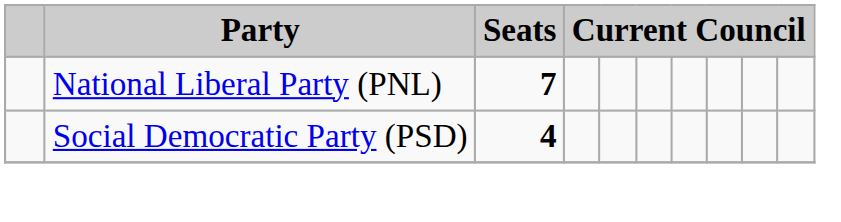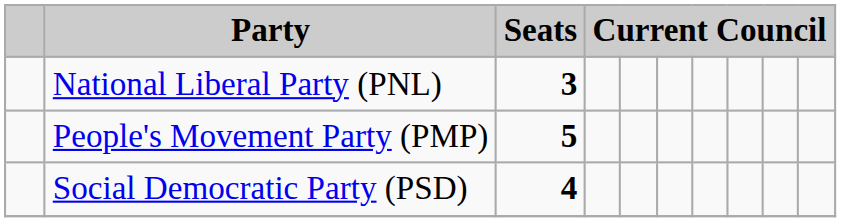(548, 83) 7 -> (569, 83) 3
+ row: (271, 135)
